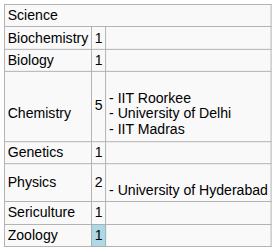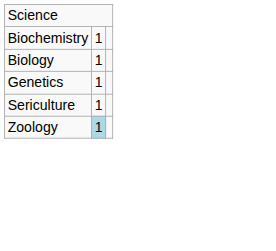- row: (39, 114)
- row: (32, 182)
